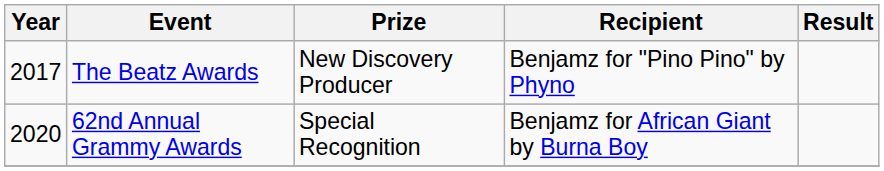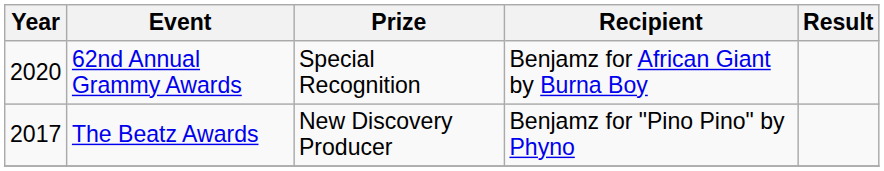rows swapped: (165, 72) <-> (157, 134)
